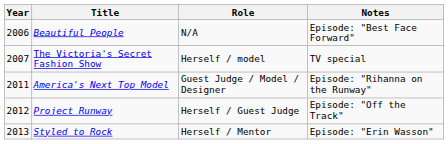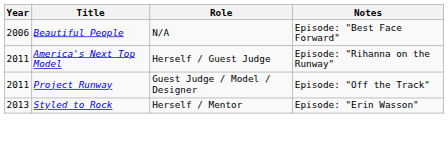- row: (93, 59)
(240, 85) Guest Judge / Model / Designer -> (211, 59) Herself / Guest Judge
(18, 111) 2012 -> (18, 85) 2011
(240, 111) Herself / Guest Judge -> (211, 85) Guest Judge / Model / Designer
